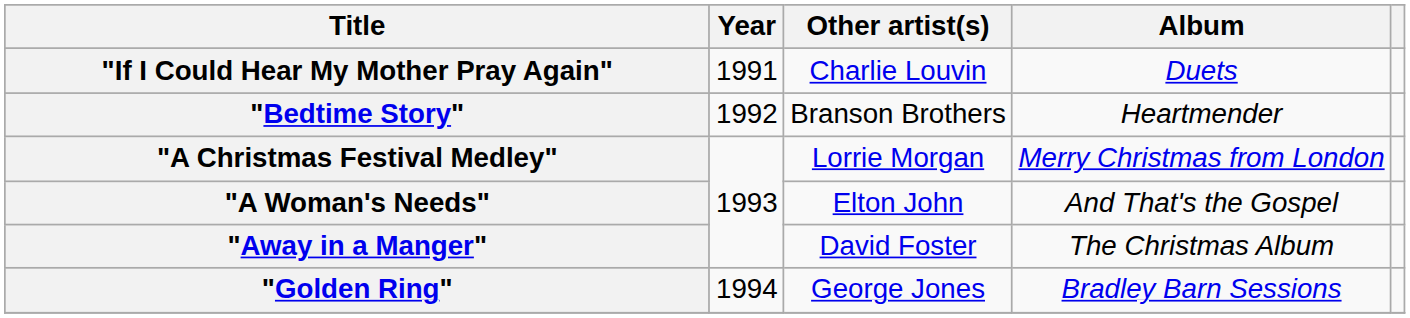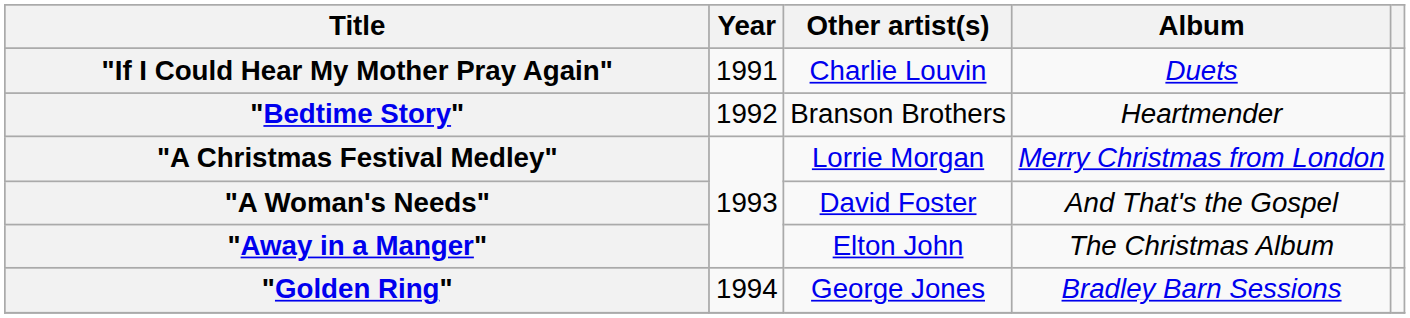(898, 202) Elton John -> (898, 202) David Foster
(898, 245) David Foster -> (898, 245) Elton John
